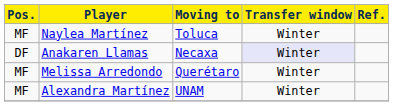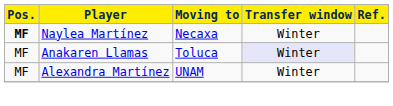(22, 33) normal -> (22, 33) bold
(197, 33) Toluca -> (197, 33) Necaxa
(22, 53) DF -> (22, 53) MF
(197, 53) Necaxa -> (197, 53) Toluca
- row: (102, 72)
